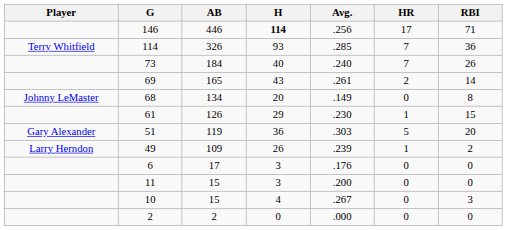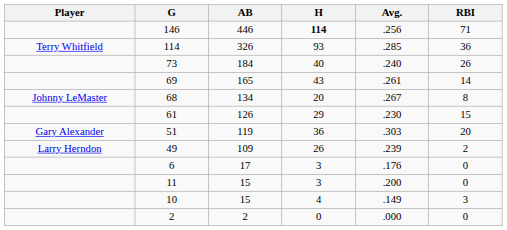- column: (406, 13)
(342, 98) .149 -> (392, 98) .267
(342, 200) .267 -> (392, 200) .149
